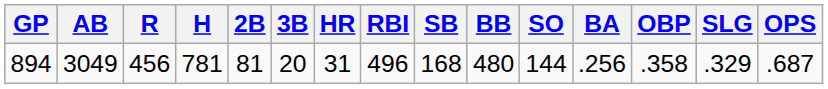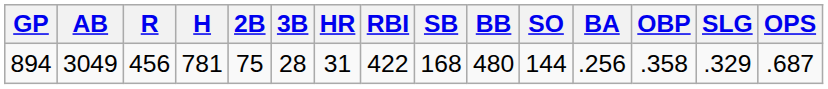(250, 63) 81 -> (250, 63) 75
(293, 63) 20 -> (293, 63) 28
(388, 63) 496 -> (388, 63) 422
